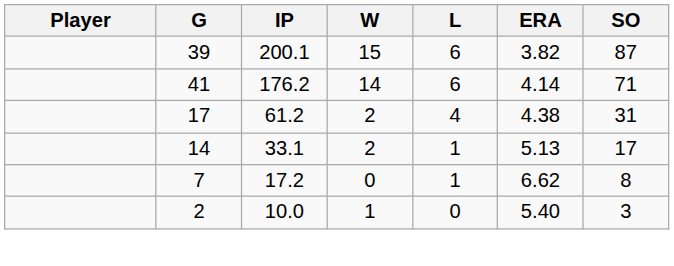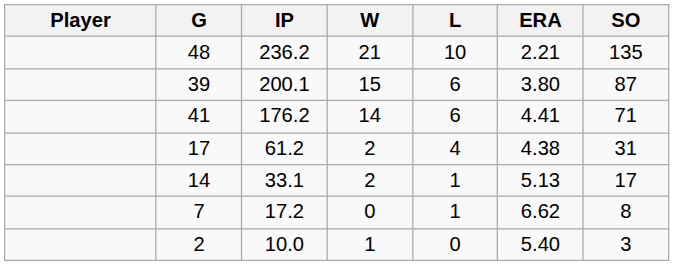+ row: (199, 52)
(540, 52) 3.82 -> (540, 84) 3.80
(540, 84) 4.14 -> (540, 116) 4.41
